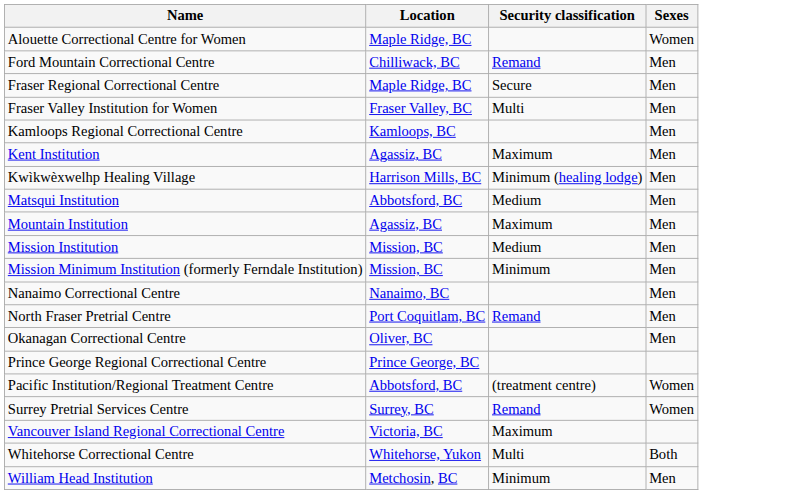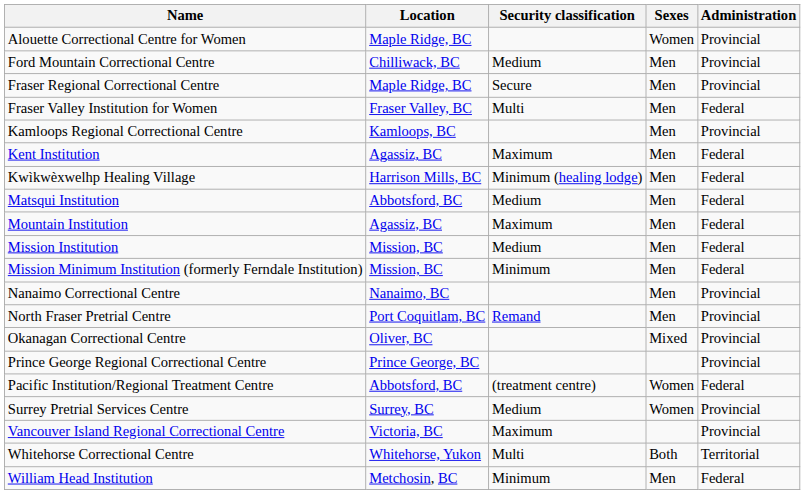+ column: (749, 16)
(516, 62) Remand -> (517, 62) Medium
(662, 339) Men -> (668, 339) Mixed
(516, 408) Remand -> (517, 408) Medium
